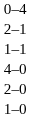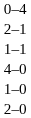rows swapped: (15, 109) <-> (15, 89)
